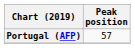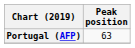(106, 36) 57 -> (106, 36) 63
